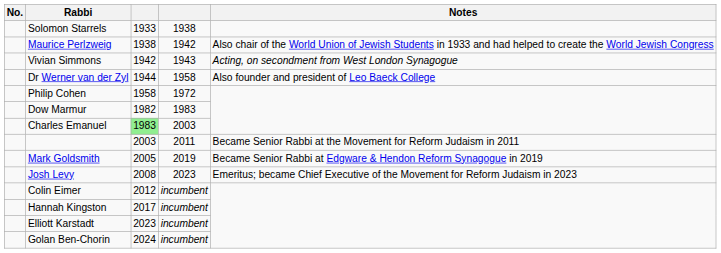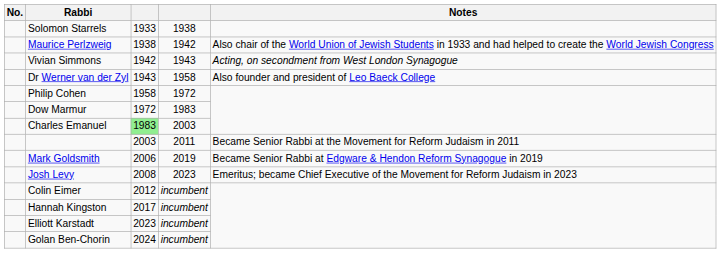(145, 77) 1944 -> (145, 77) 1943
(145, 110) 1982 -> (145, 110) 1972
(145, 158) 2005 -> (145, 158) 2006
